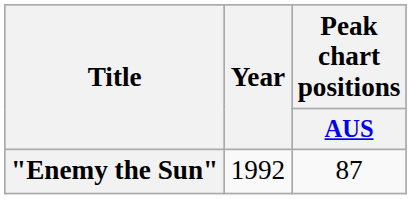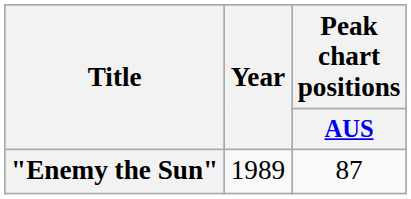(258, 170) 1992 -> (258, 170) 1989
